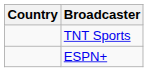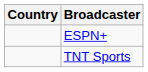rows swapped: (97, 35) <-> (85, 56)
